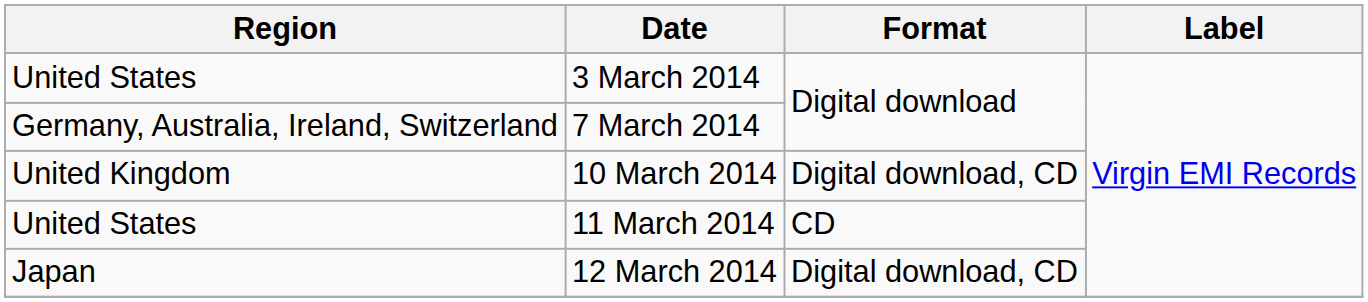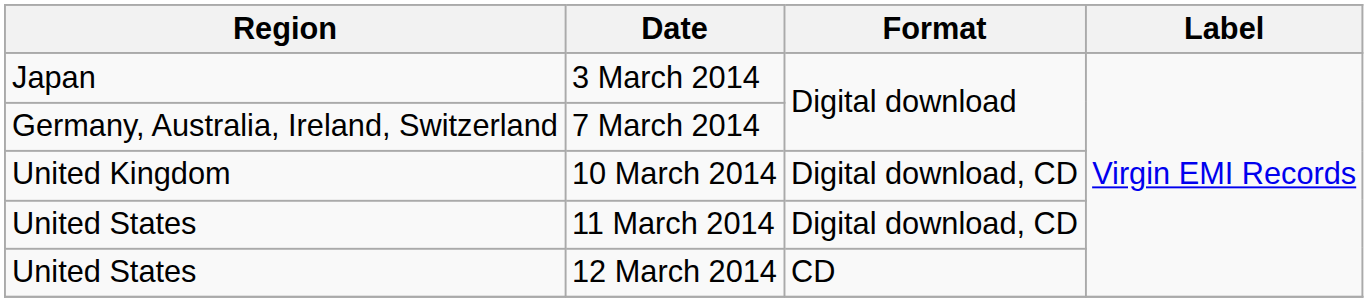(104, 77) United States -> (54, 77) Japan
(813, 223) CD -> (935, 223) Digital download, CD
(54, 272) Japan -> (104, 272) United States
(935, 272) Digital download, CD -> (813, 272) CD
